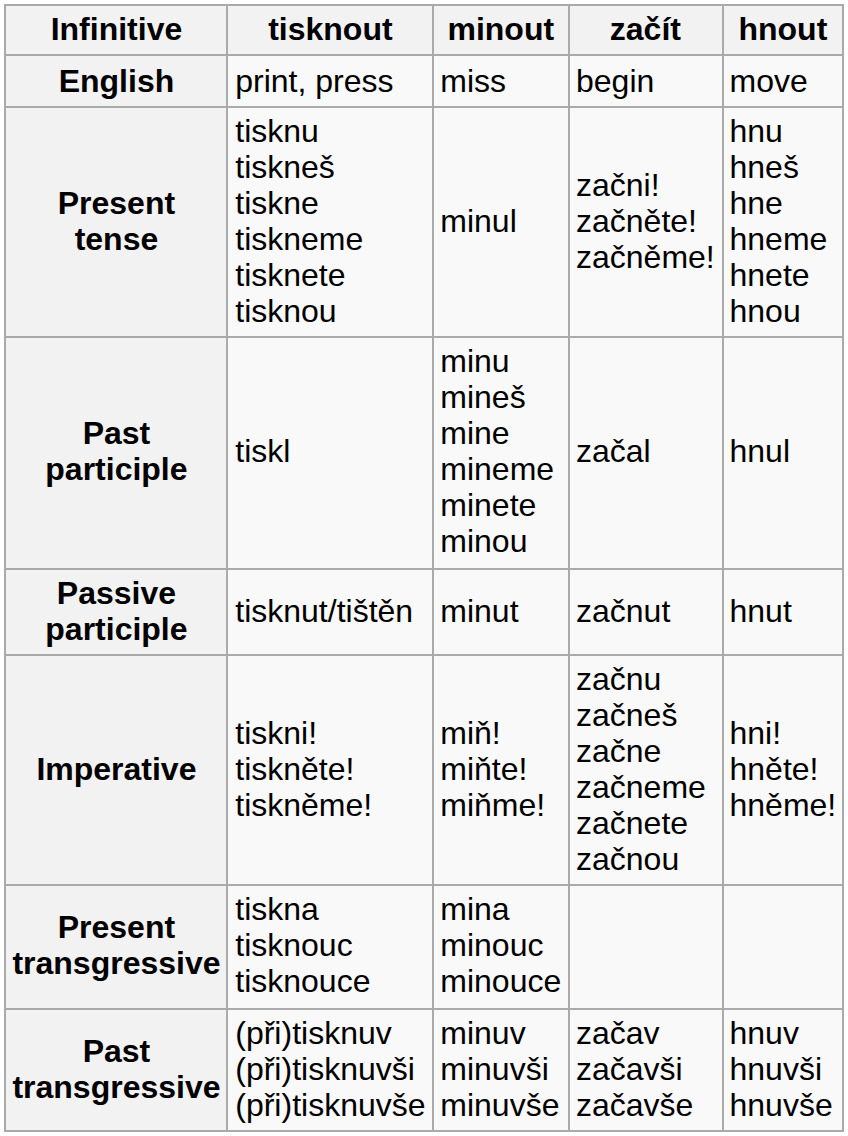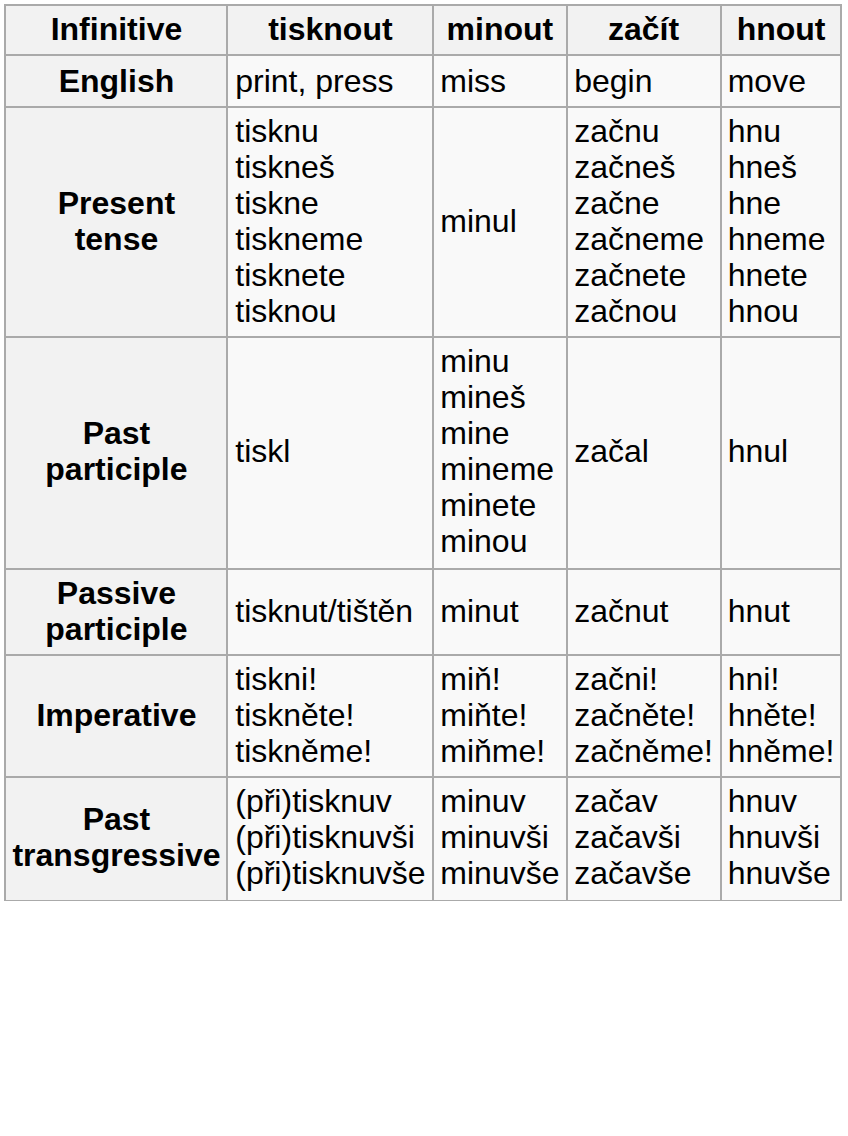(645, 221) začni! začněte! začněme! -> (639, 221) začnu začneš začne začneme začnete začnou
(641, 769) začnu začneš začne začneme začnete začnou -> (644, 715) začni! začněte! začněme!
- row: (116, 946)
